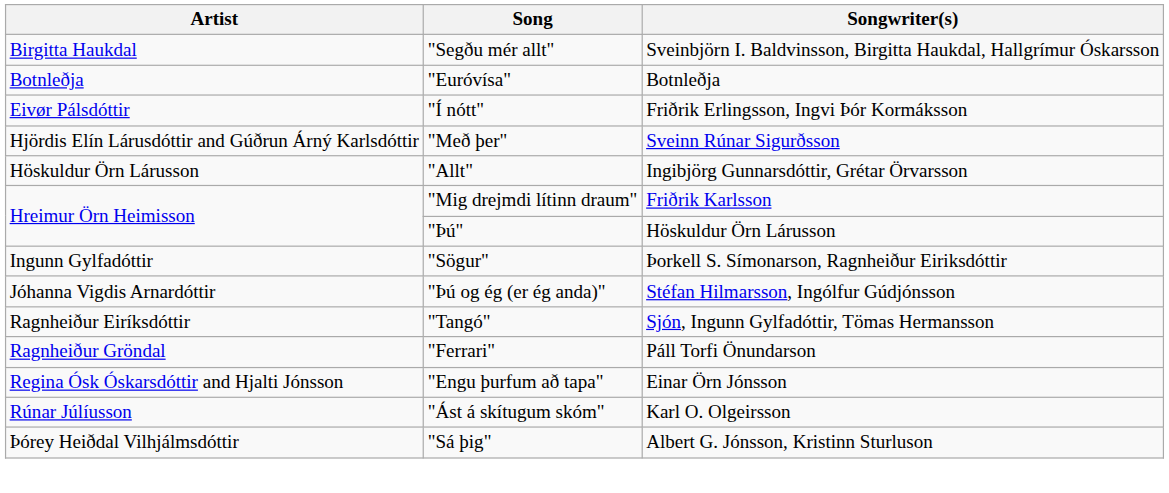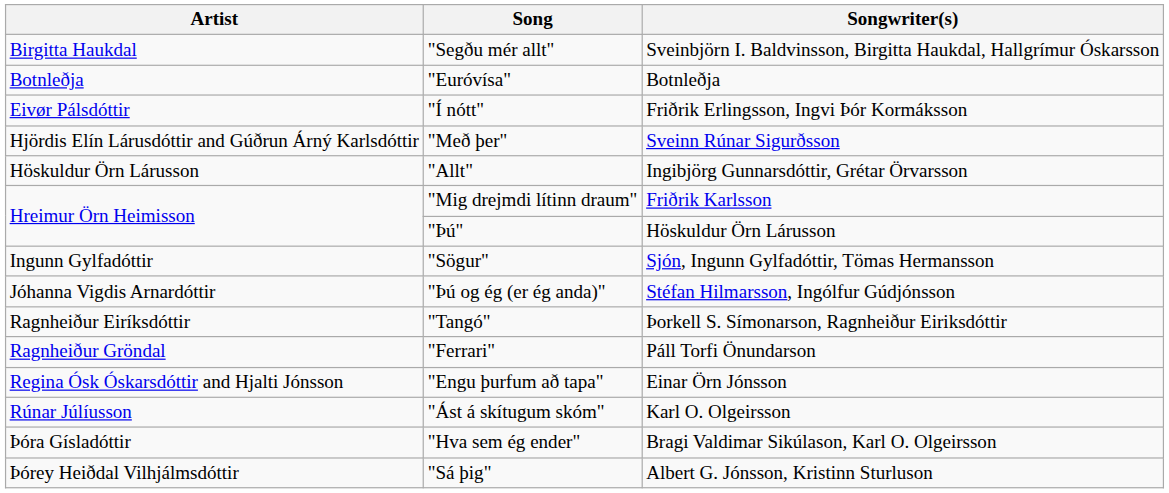(826, 261) Þorkell S. Símonarson, Ragnheiður Eiriksdóttir -> (820, 261) Sjón, Ingunn Gylfadóttir, Tömas Hermansson
(820, 321) Sjón, Ingunn Gylfadóttir, Tömas Hermansson -> (826, 321) Þorkell S. Símonarson, Ragnheiður Eiriksdóttir
+ row: (504, 442)
